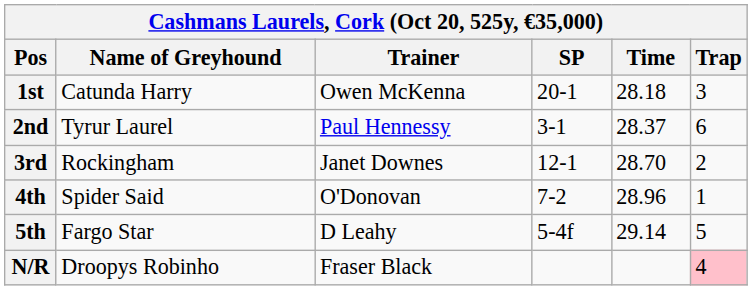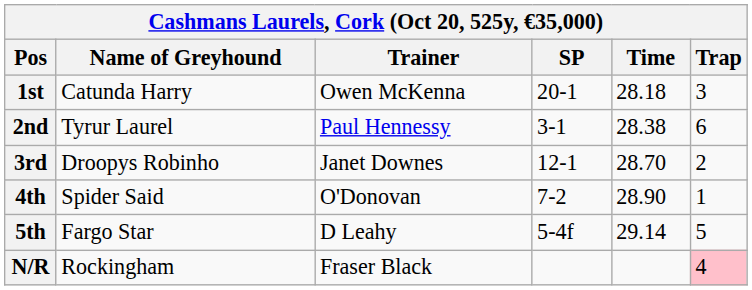(641, 127) 28.37 -> (641, 127) 28.38
(118, 162) Rockingham -> (140, 162) Droopys Robinho
(641, 197) 28.96 -> (641, 197) 28.90
(140, 267) Droopys Robinho -> (118, 267) Rockingham
